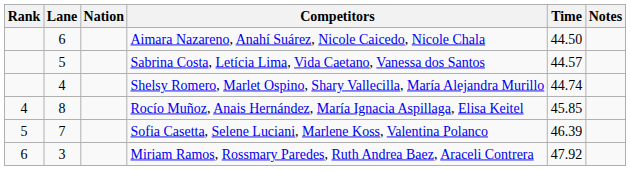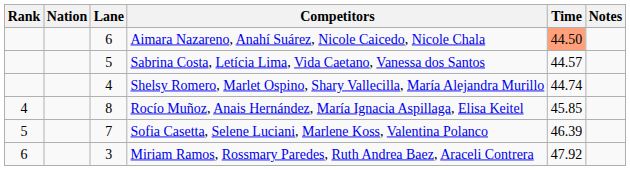columns swapped: (62, 16) <-> (104, 16)
(567, 39) no background -> (567, 39) lightsalmon background
